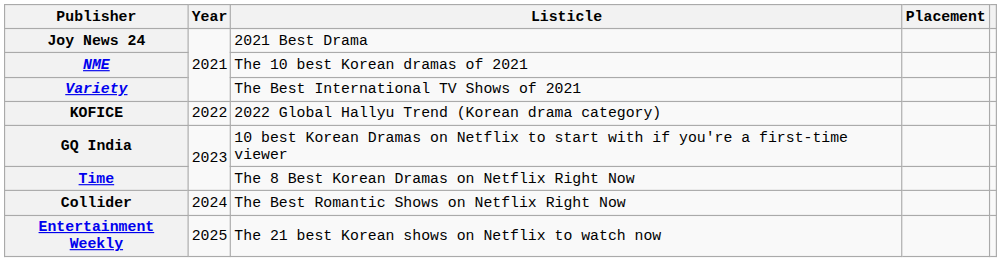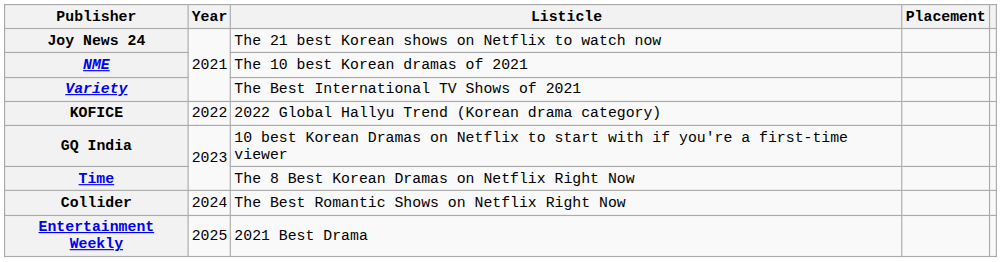(301, 41) 2021 Best Drama -> (448, 41) The 21 best Korean shows on Netflix to watch now
(448, 236) The 21 best Korean shows on Netflix to watch now -> (301, 236) 2021 Best Drama
